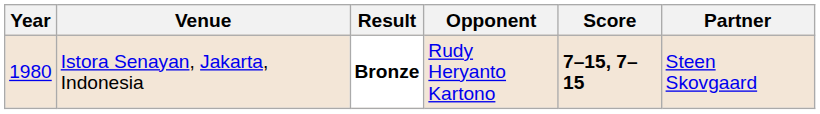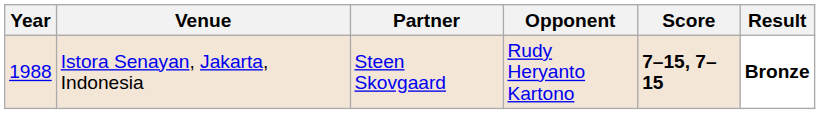columns swapped: (738, 20) <-> (387, 20)
(30, 72) 1980 -> (30, 72) 1988
